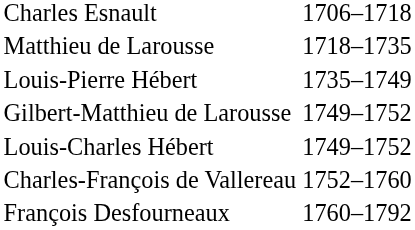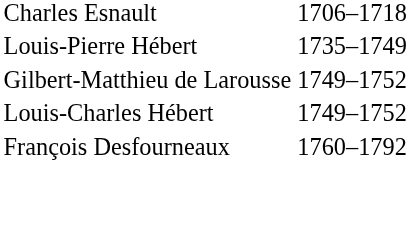- row: (109, 46)
- row: (150, 180)
